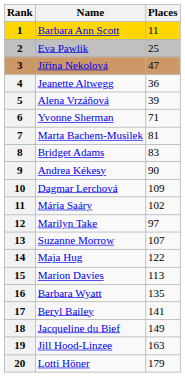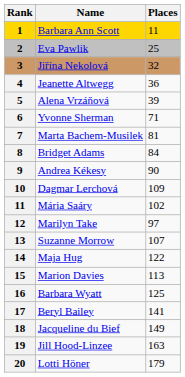(154, 65) 47 -> (154, 65) 32
(154, 153) 83 -> (154, 153) 84
(156, 293) 135 -> (156, 293) 125
